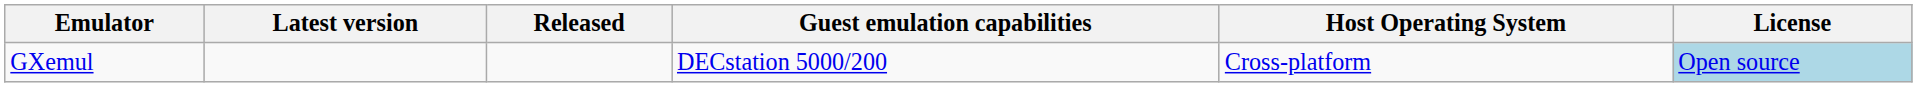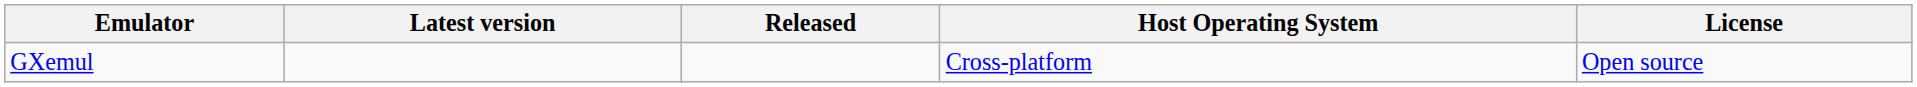- column: (945, 23)
(1739, 61) lightblue background -> (1643, 61) no background
